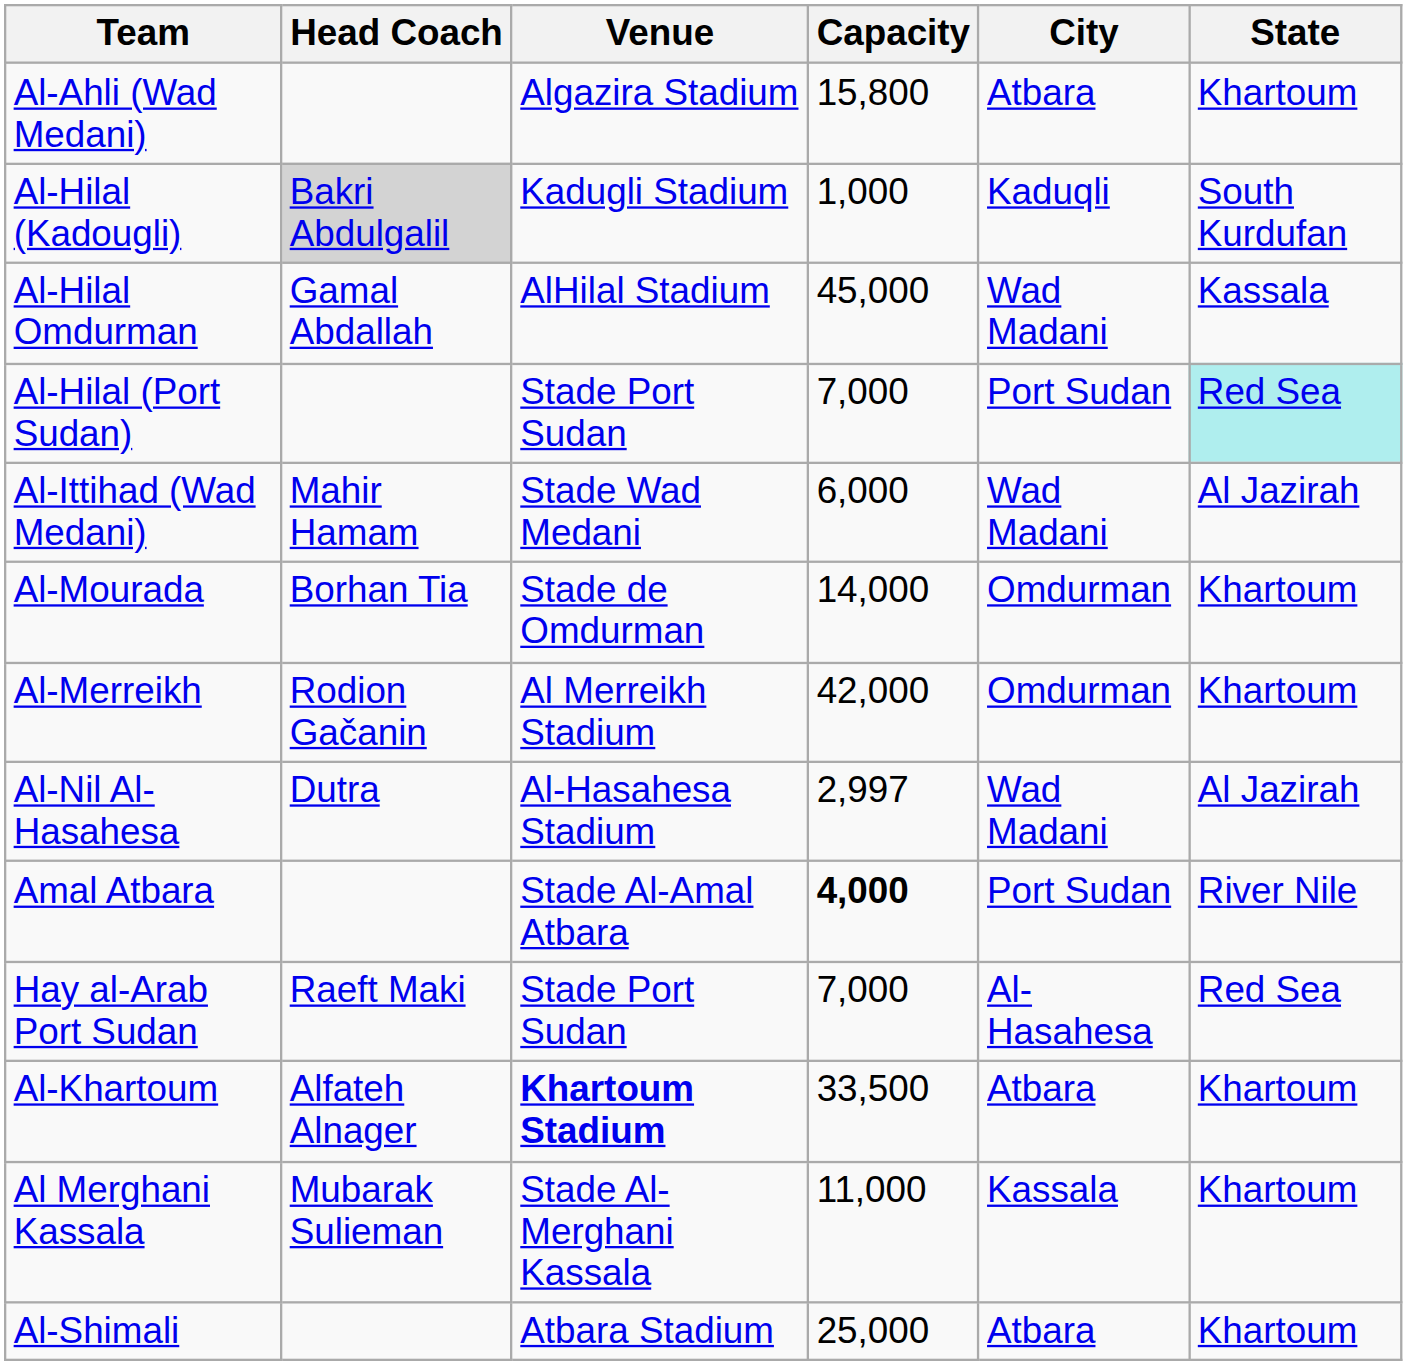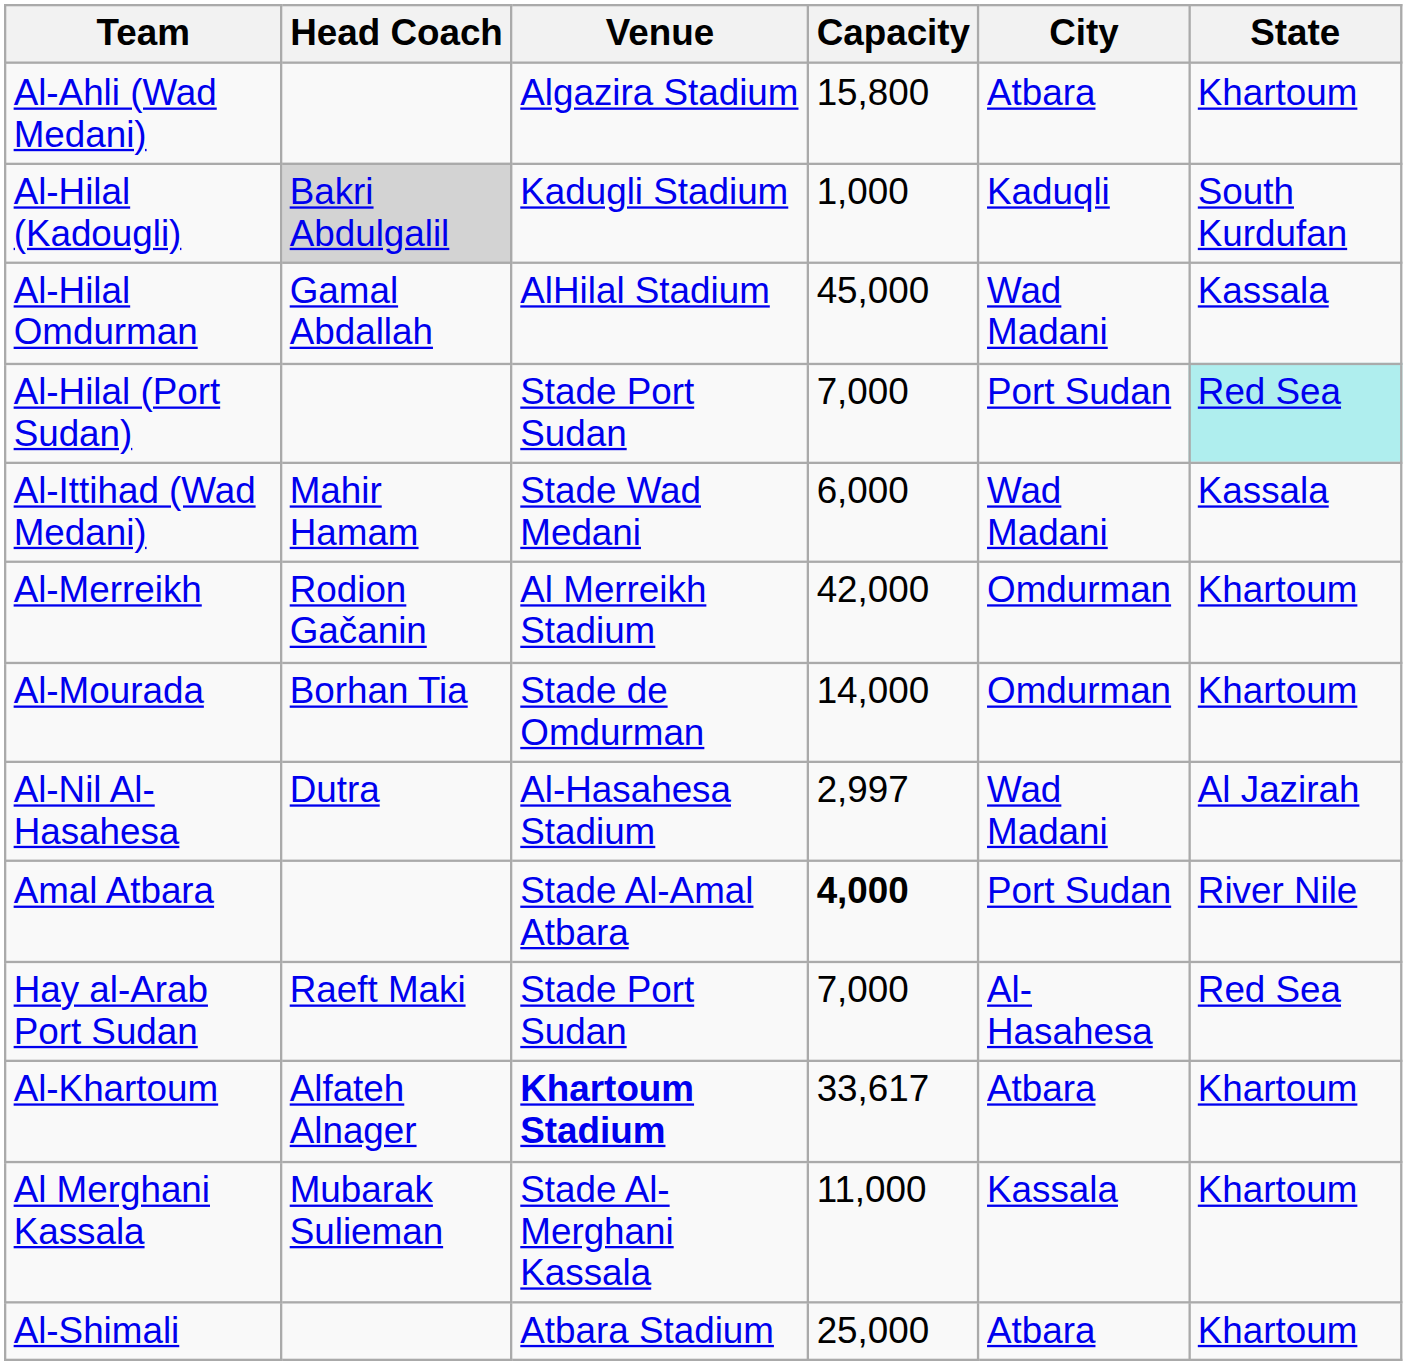(1279, 491) Al Jazirah -> (1263, 491) Kassala
rows swapped: (108, 690) <-> (109, 590)
(873, 1089) 33,500 -> (873, 1089) 33,617
